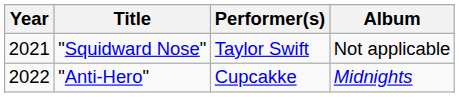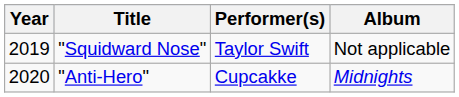(29, 48) 2021 -> (29, 48) 2019
(29, 77) 2022 -> (29, 77) 2020
